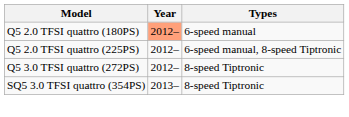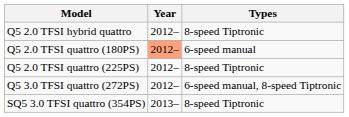+ row: (69, 31)
(263, 49) 6-speed manual, 8-speed Tiptronic -> (224, 67) 8-speed Tiptronic
(224, 67) 8-speed Tiptronic -> (263, 85) 6-speed manual, 8-speed Tiptronic
